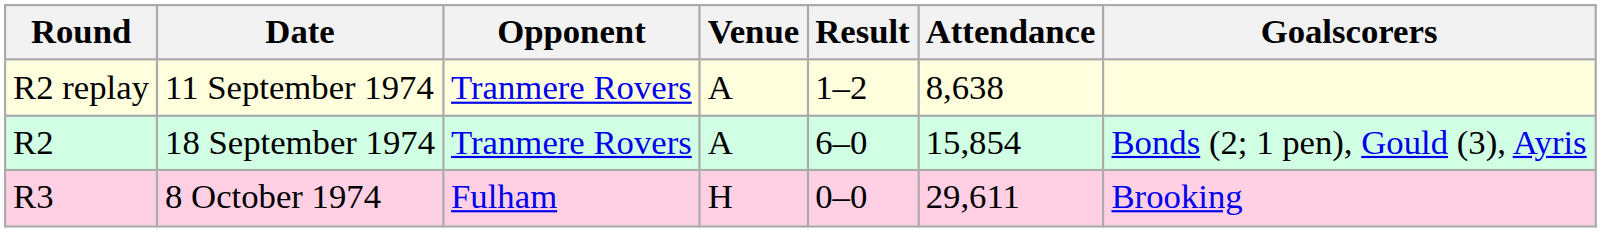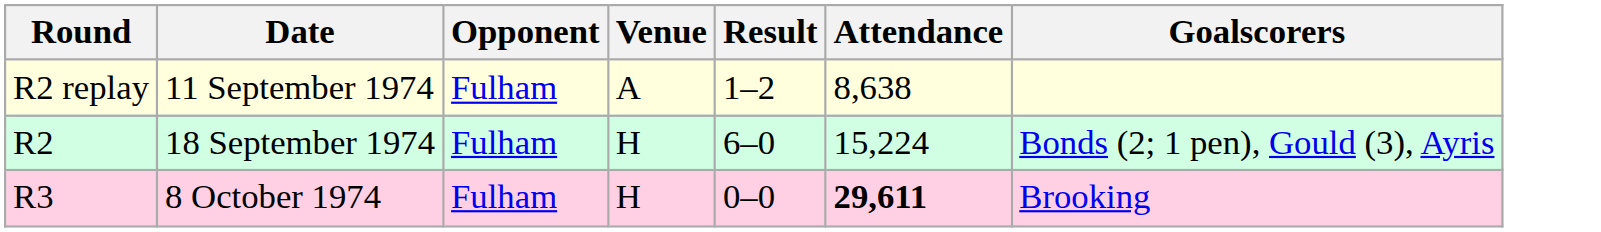(571, 87) Tranmere Rovers -> (504, 87) Fulham
(571, 142) Tranmere Rovers -> (504, 142) Fulham
(720, 142) A -> (628, 142) H
(973, 142) 15,854 -> (881, 142) 15,224
(973, 197) normal -> (880, 197) bold
